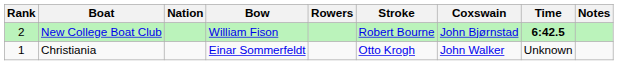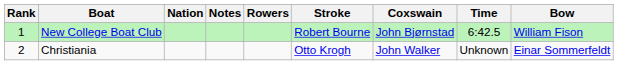columns swapped: (257, 13) <-> (594, 13)
(21, 32) 2 -> (21, 32) 1
(548, 32) bold -> (484, 32) normal
(21, 50) 1 -> (21, 50) 2
